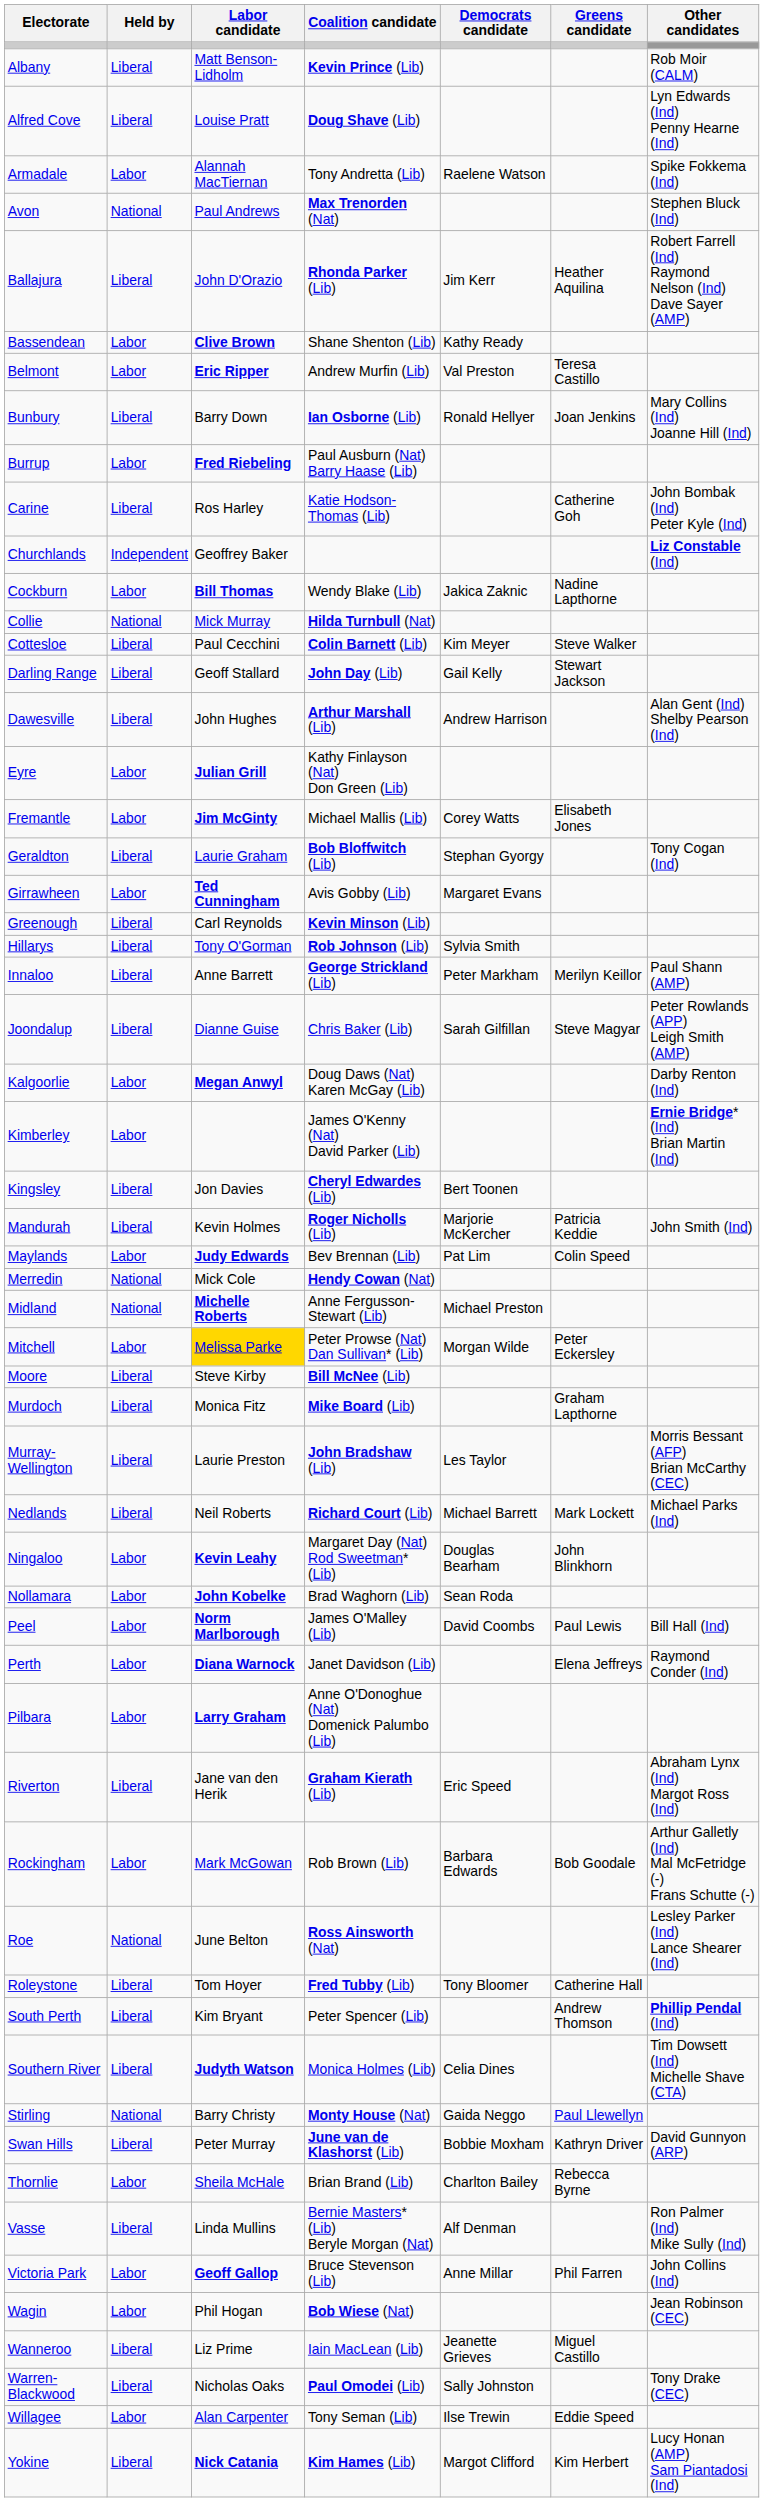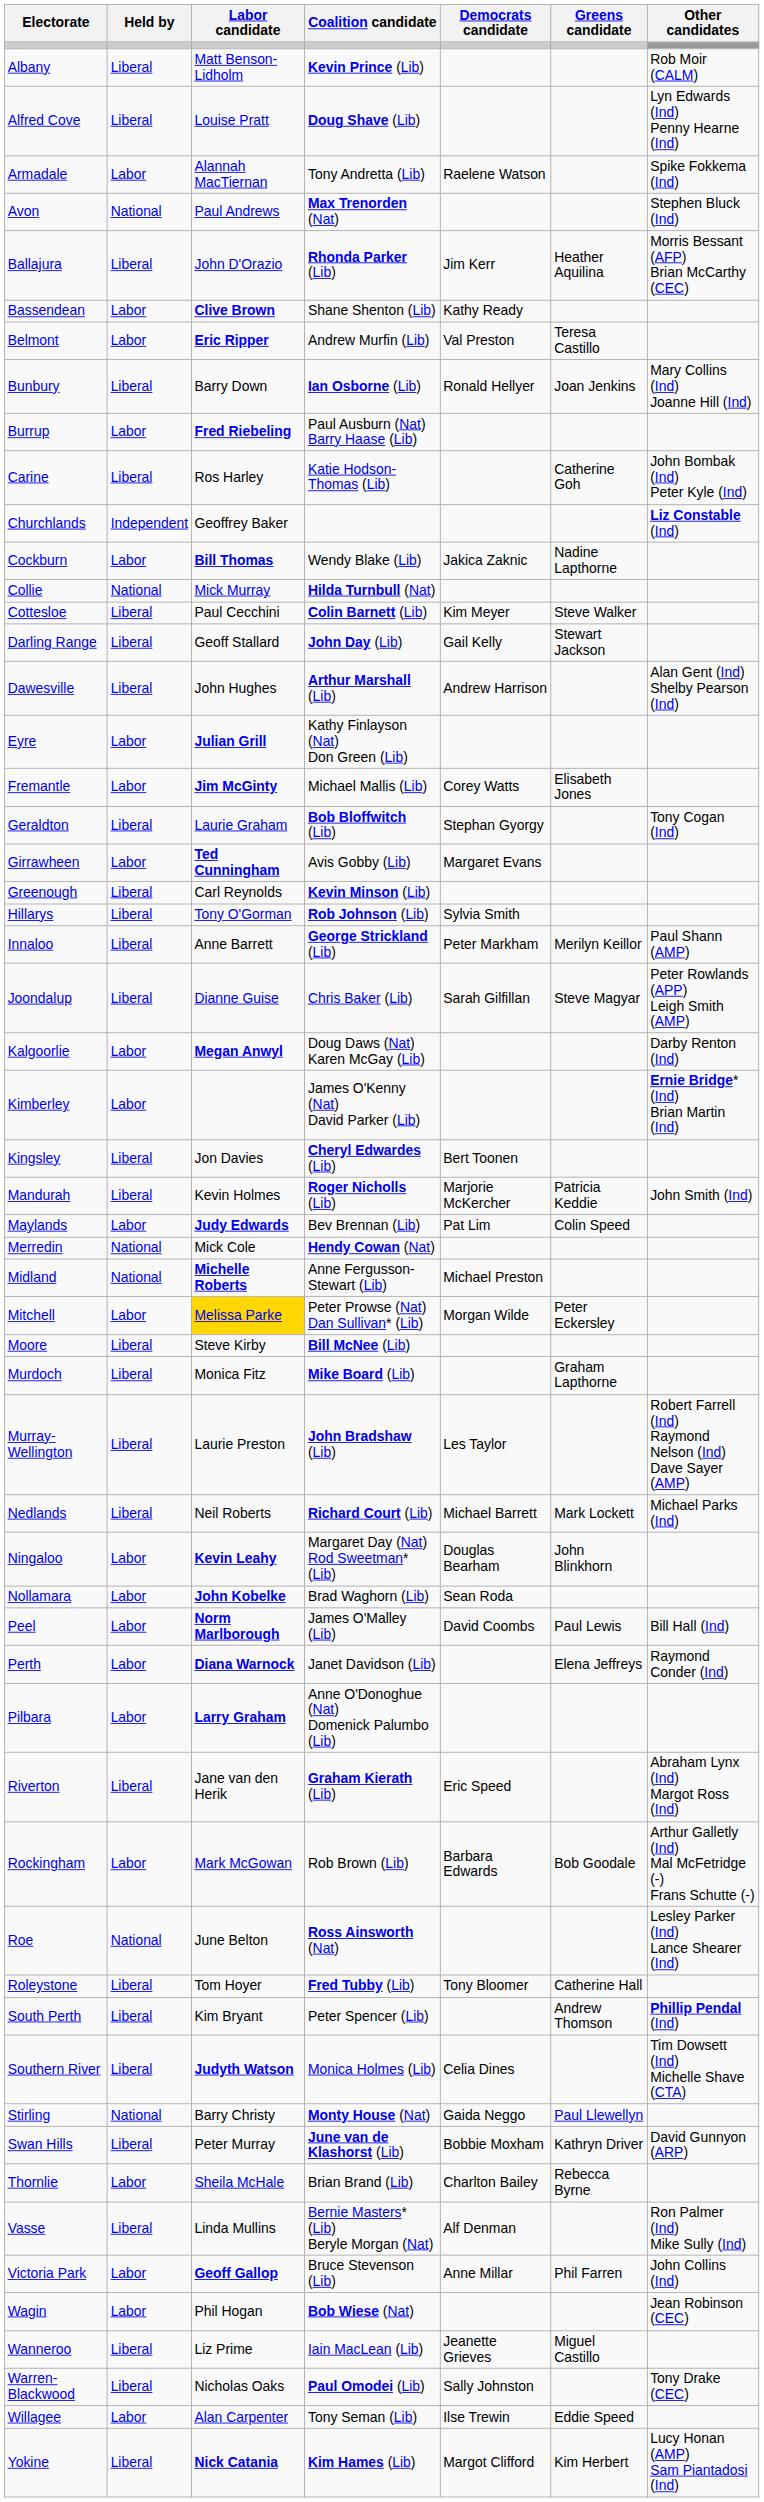(693, 281) Robert Farrell (Ind) Raymond Nelson (Ind) Dave Sayer (AMP) -> (698, 265) Morris Bessant (AFP) Brian McCarthy (CEC)
(698, 1460) Morris Bessant (AFP) Brian McCarthy (CEC) -> (693, 1444) Robert Farrell (Ind) Raymond Nelson (Ind) Dave Sayer (AMP)
